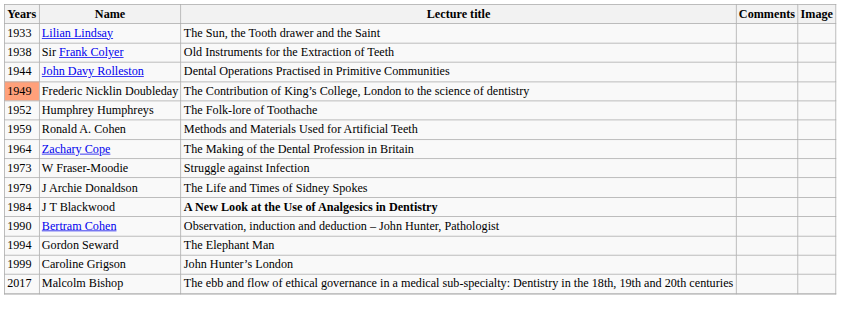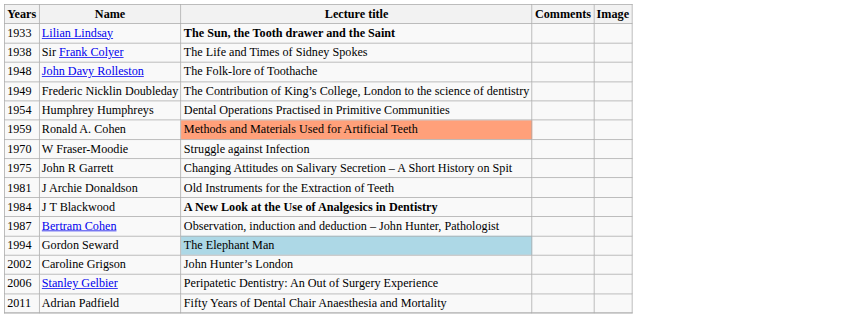(282, 33) normal -> (289, 33) bold
(289, 52) Old Instruments for the Extraction of Teeth -> (276, 52) The Life and Times of Sidney Spokes
(19, 71) 1944 -> (19, 71) 1948
(317, 71) Dental Operations Practised in Primitive Communities -> (251, 71) The Folk-lore of Toothache
(19, 91) lightsalmon background -> (19, 91) no background
(19, 110) 1952 -> (19, 110) 1954
(251, 110) The Folk-lore of Toothache -> (317, 110) Dental Operations Practised in Primitive Communities
(301, 129) no background -> (301, 129) lightsalmon background
- row: (76, 149)
(19, 168) 1973 -> (19, 149) 1970
+ row: (78, 168)
(19, 187) 1979 -> (19, 187) 1981
(276, 187) The Life and Times of Sidney Spokes -> (289, 187) Old Instruments for the Extraction of Teeth
(19, 226) 1990 -> (19, 226) 1987
(229, 245) no background -> (229, 245) lightblue background
(19, 264) 1999 -> (19, 264) 2002
+ row: (80, 284)
+ row: (80, 303)
- row: (83, 284)
